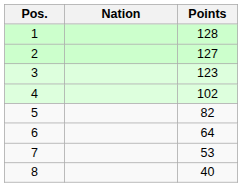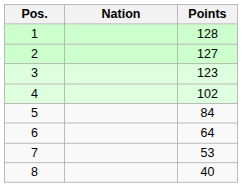(207, 113) 82 -> (207, 113) 84
